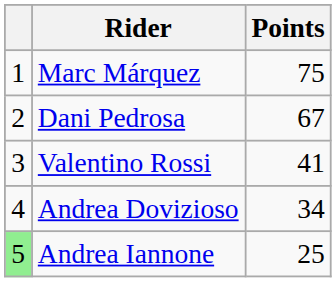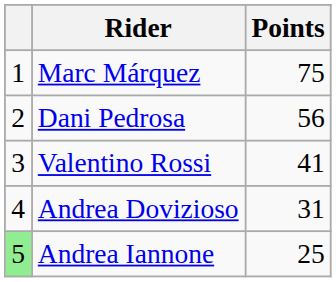(311, 118) 67 -> (311, 118) 56
(311, 208) 34 -> (311, 208) 31
